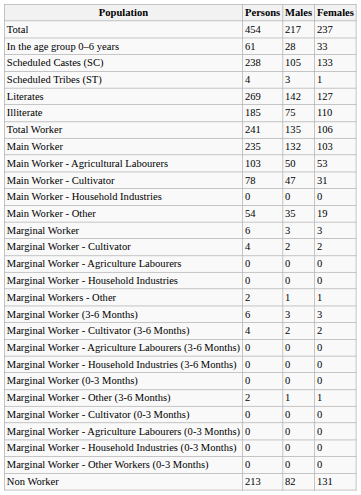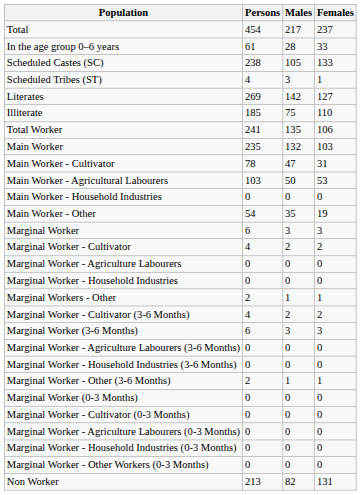rows swapped: (61, 180) <-> (87, 163)
rows swapped: (72, 314) <-> (98, 331)
rows swapped: (89, 398) <-> (72, 381)
